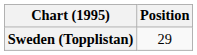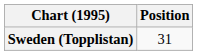(165, 38) 29 -> (165, 38) 31
